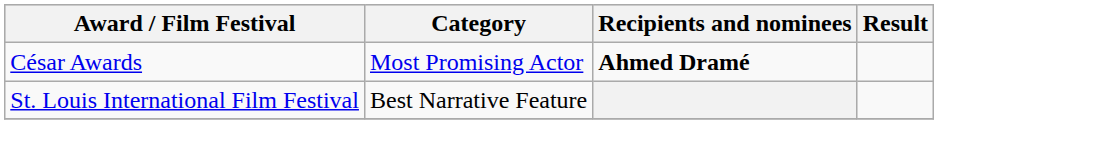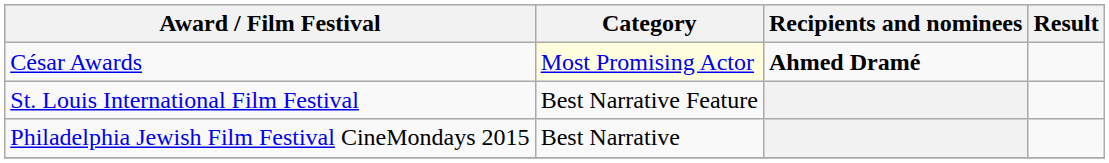(477, 61) no background -> (647, 61) lightyellow background
+ row: (270, 137)
